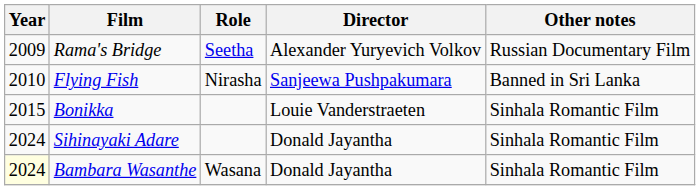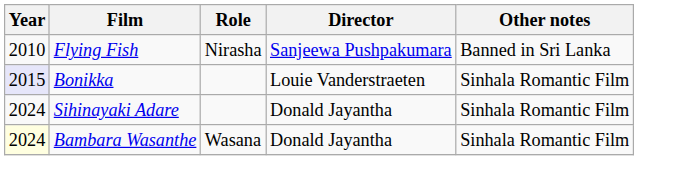- row: (108, 49)
(27, 109) no background -> (27, 79) lavender background
